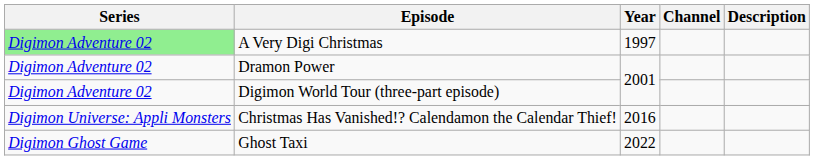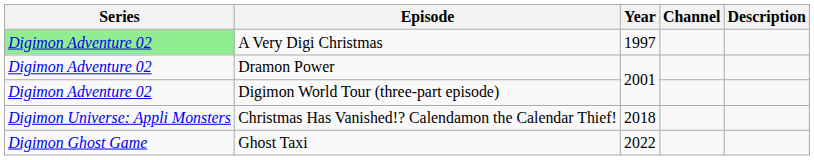(640, 117) 2016 -> (640, 117) 2018
